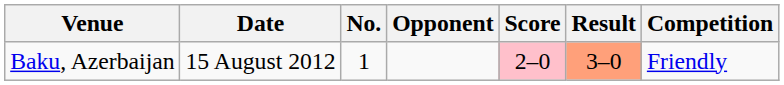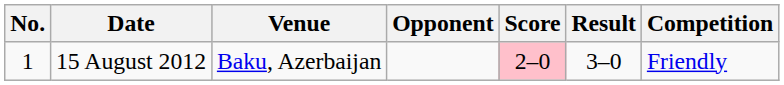columns swapped: (364, 23) <-> (92, 23)
(604, 60) lightsalmon background -> (604, 60) no background
